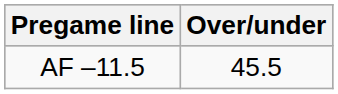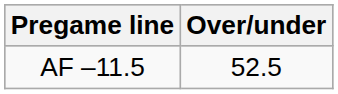(256, 66) 45.5 -> (256, 66) 52.5
